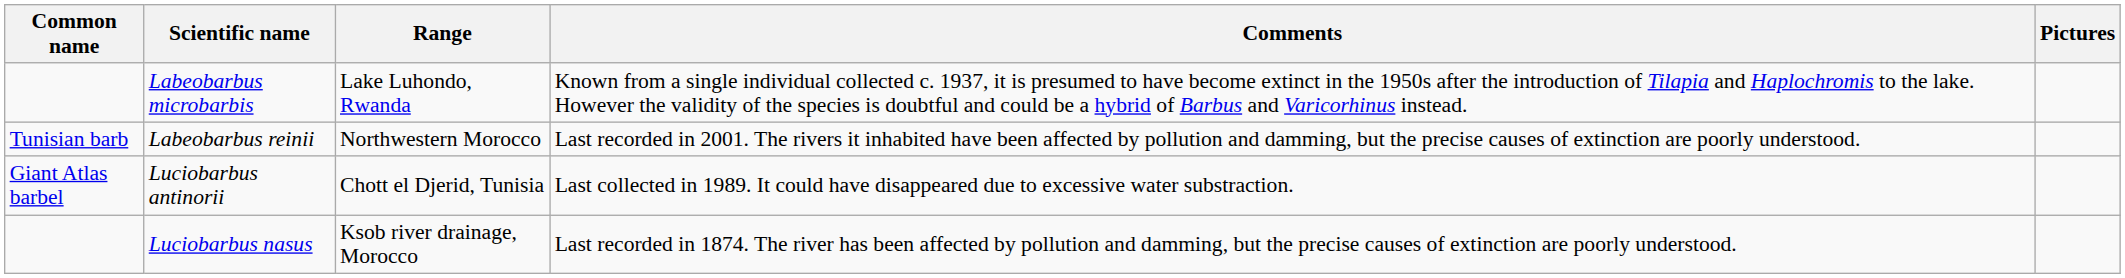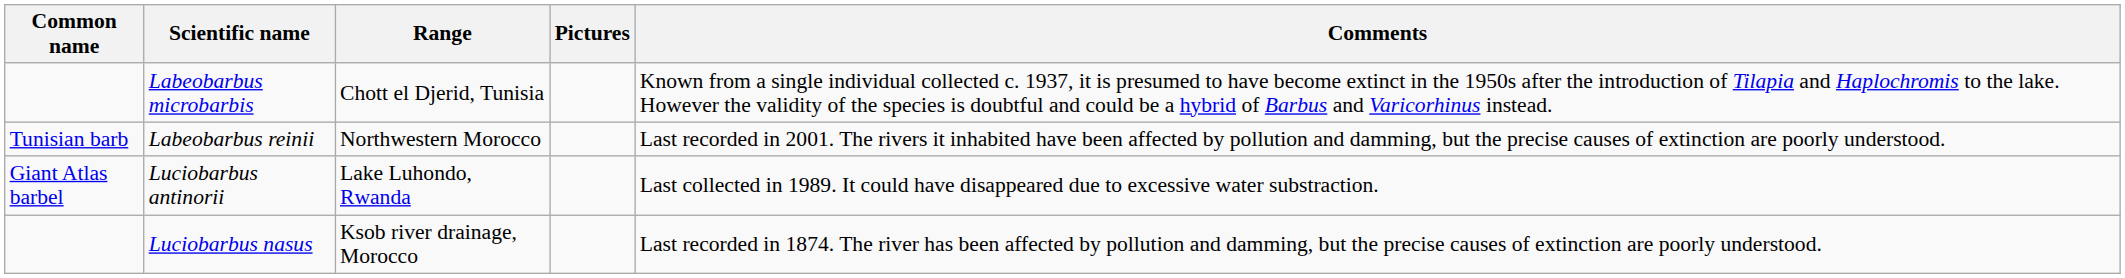columns swapped: (1292, 33) <-> (2078, 33)
(406, 92) Lake Luhondo, Rwanda -> (442, 92) Chott el Djerid, Tunisia
(442, 185) Chott el Djerid, Tunisia -> (406, 185) Lake Luhondo, Rwanda
